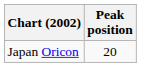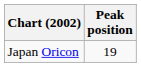(110, 51) 20 -> (110, 51) 19
